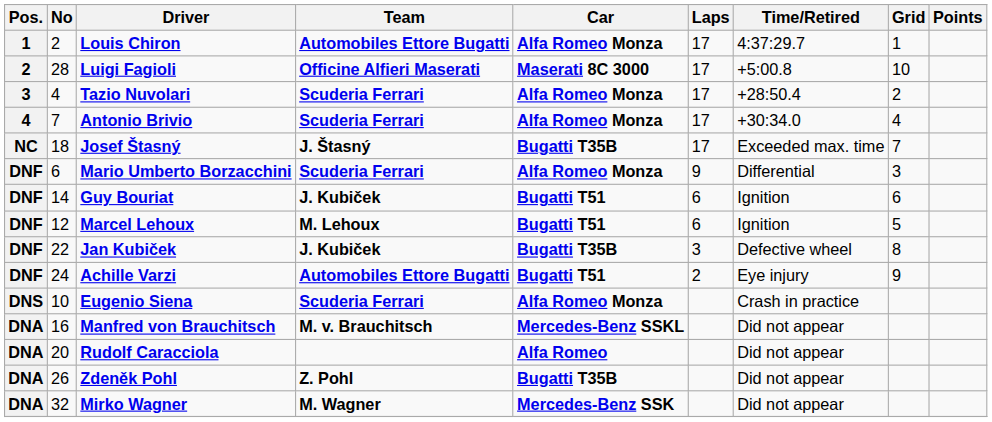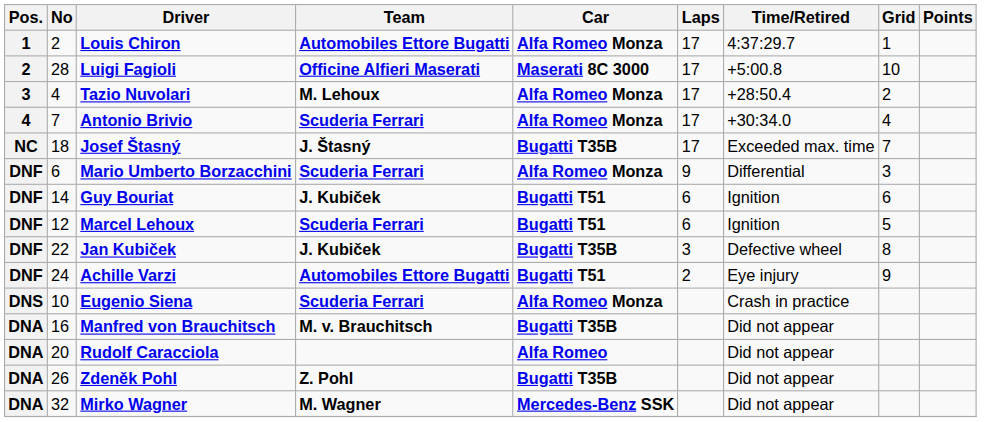(361, 95) Scuderia Ferrari -> (339, 95) M. Lehoux
(339, 223) M. Lehoux -> (361, 223) Scuderia Ferrari
(601, 326) Mercedes-Benz SSKL -> (567, 326) Bugatti T35B
